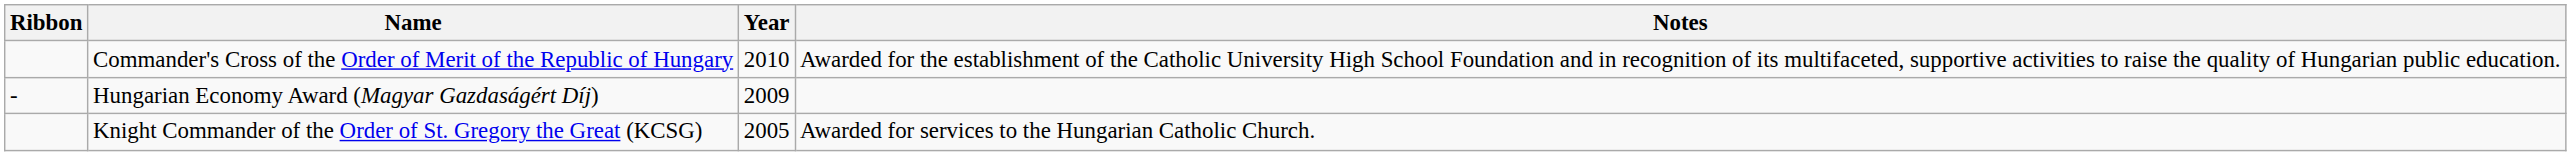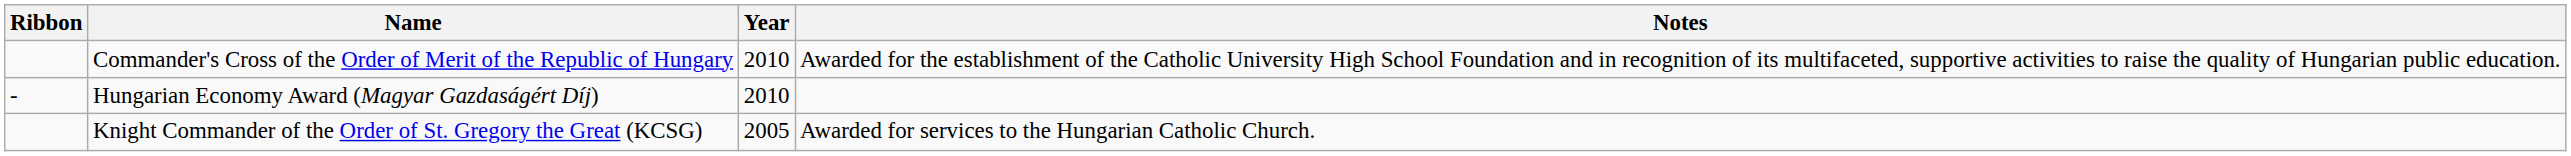(767, 95) 2009 -> (767, 95) 2010
